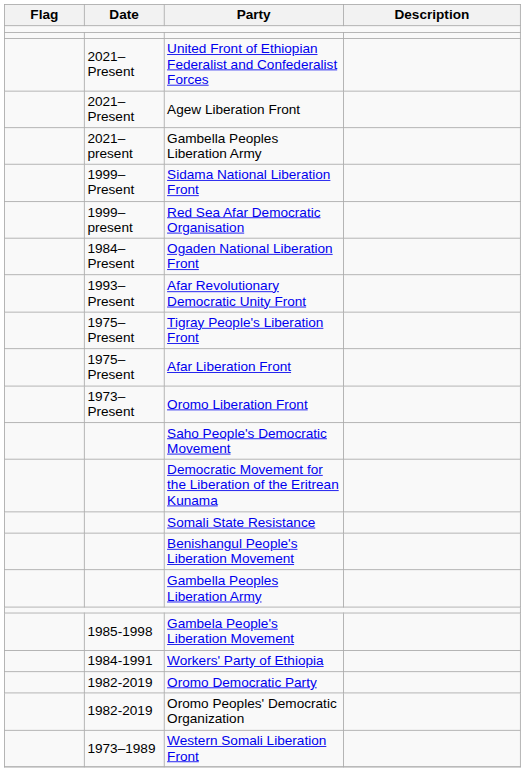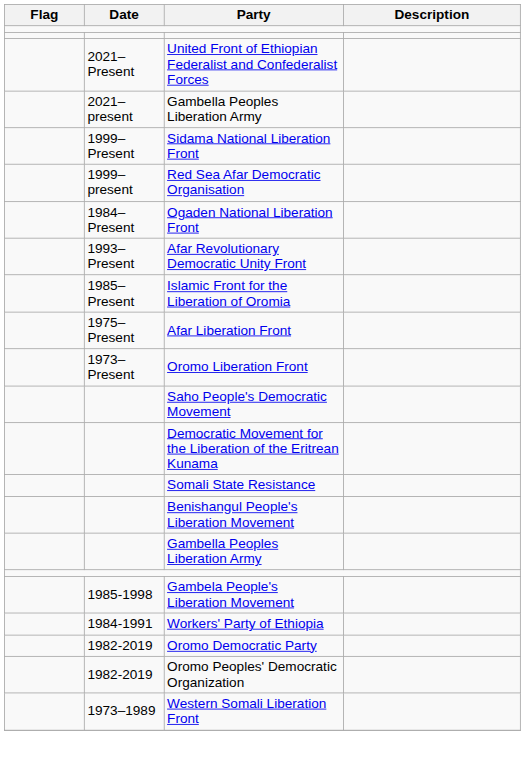- row: (111, 109)
+ row: (111, 293)
- row: (111, 330)
